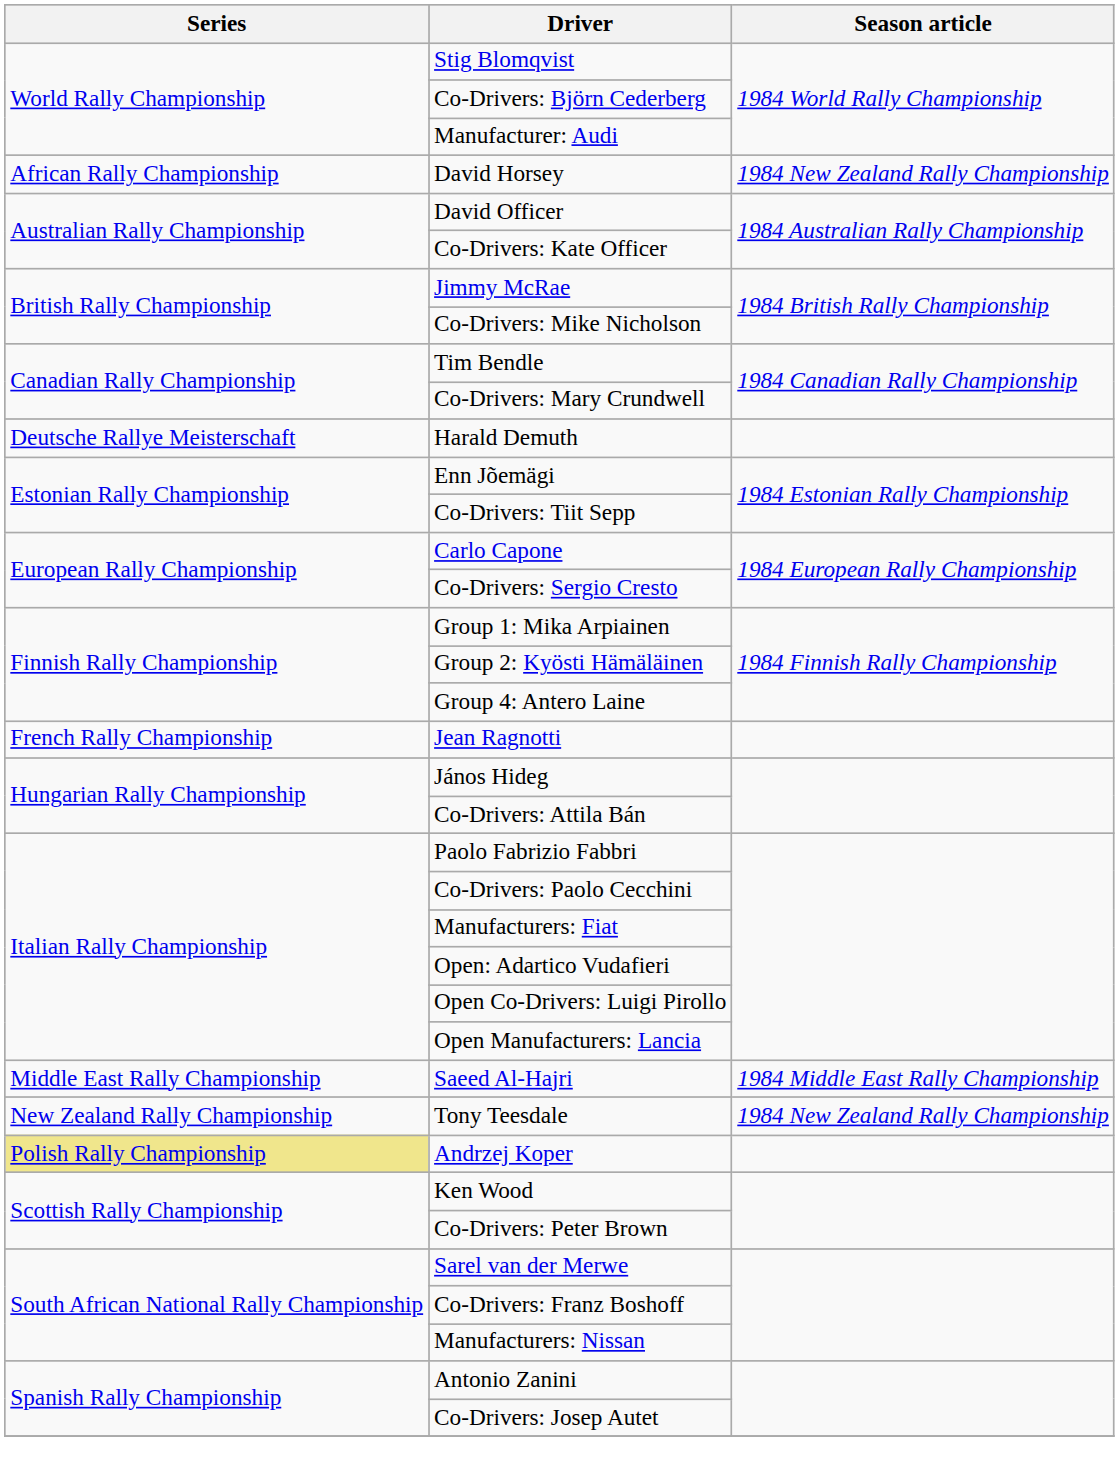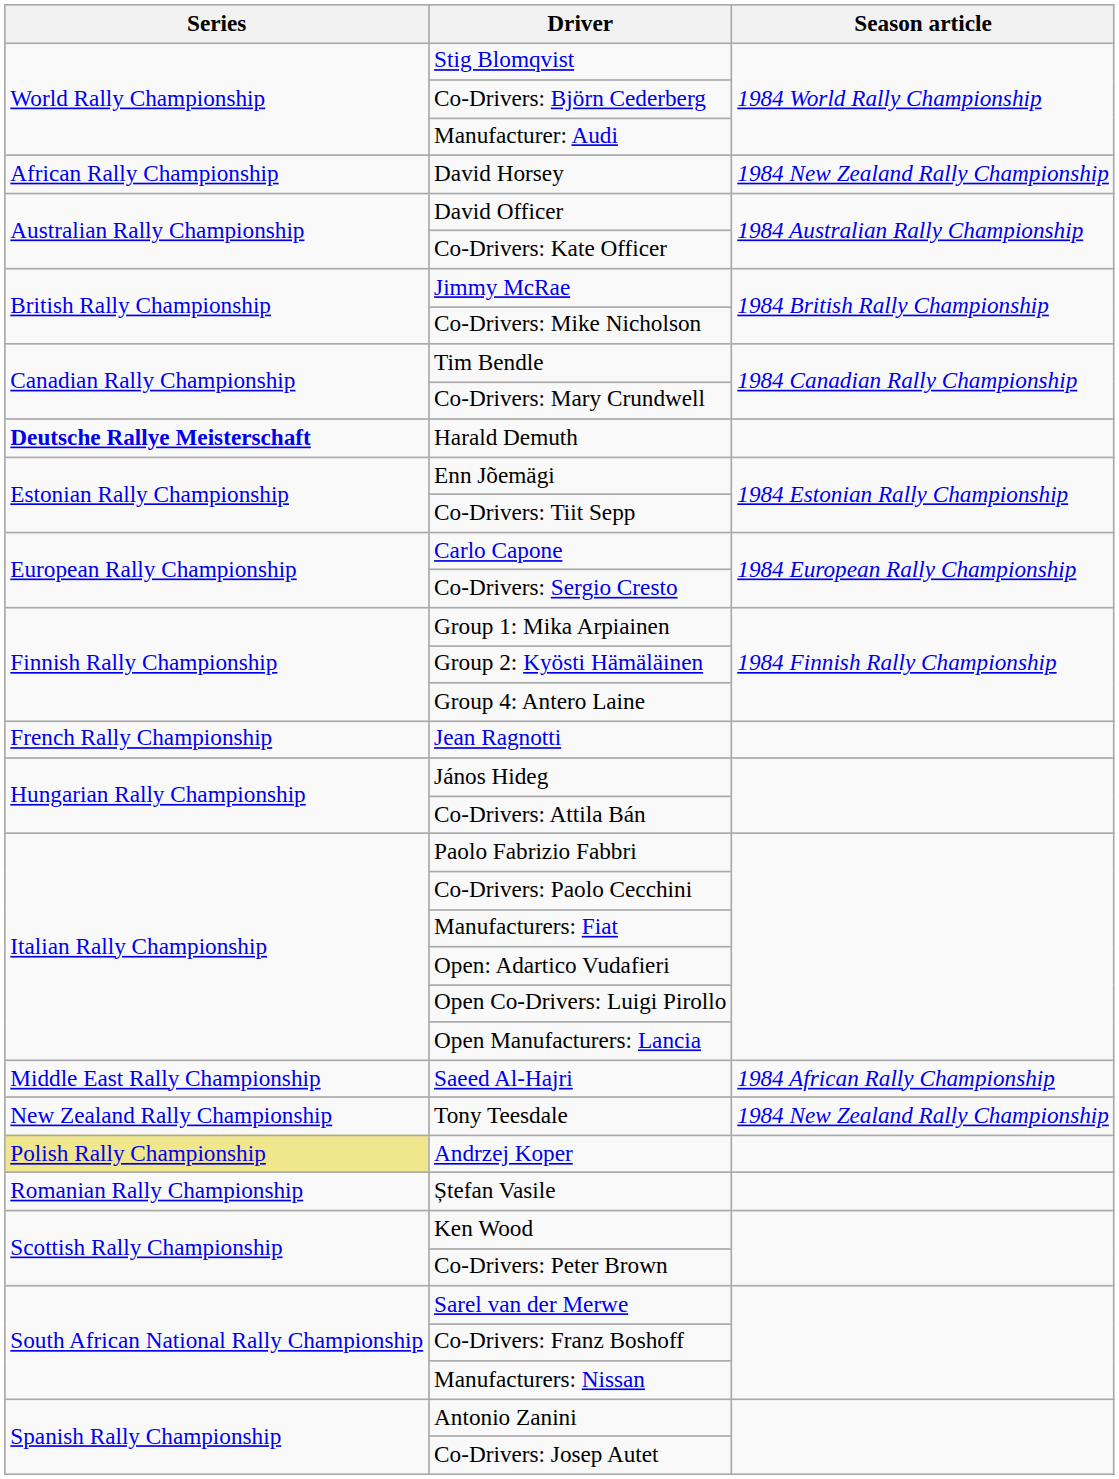(153, 437) normal -> (161, 437) bold
(918, 1078) 1984 Middle East Rally Championship -> (896, 1078) 1984 African Rally Championship
+ row: (495, 1191)
